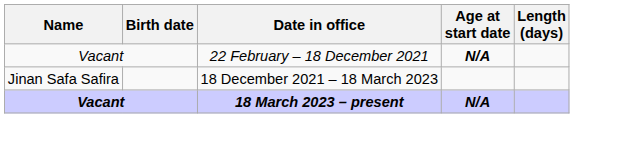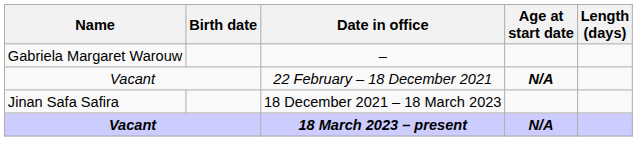+ row: (383, 56)
